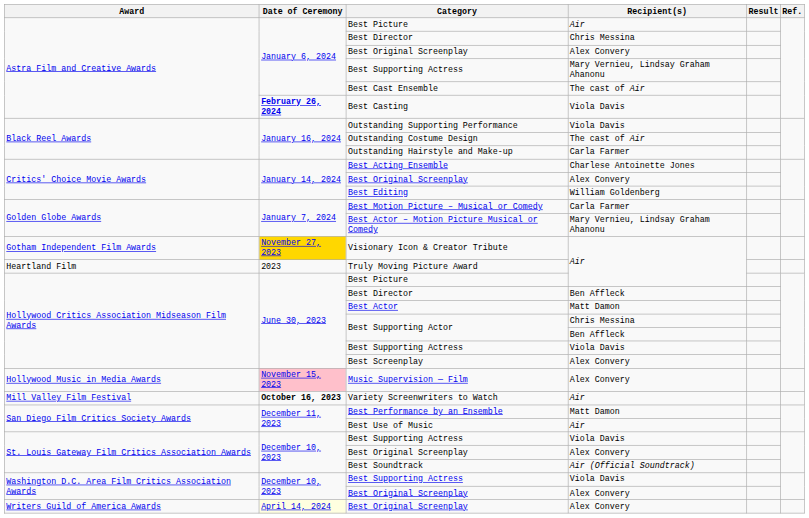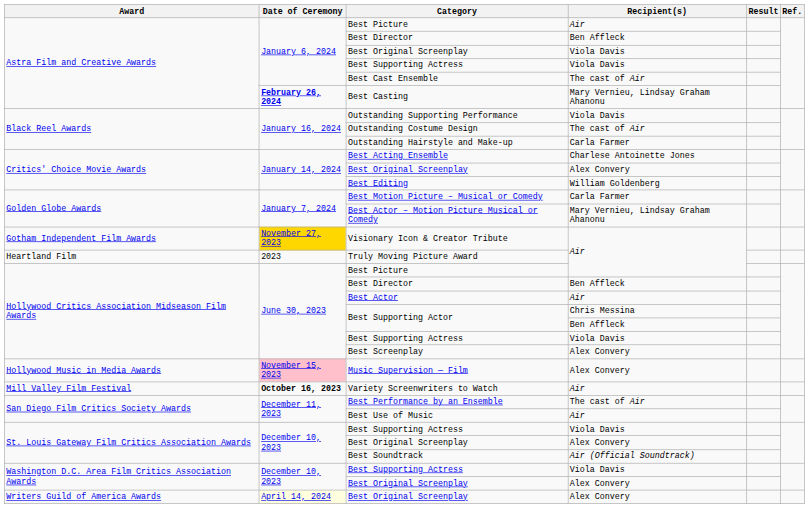(602, 38) Chris Messina -> (597, 38) Ben Affleck
(600, 52) Alex Convery -> (597, 52) Viola Davis
(640, 70) Mary Vernieu, Lindsay Graham Ahanonu -> (597, 65) Viola Davis
(597, 107) Viola Davis -> (640, 97) Mary Vernieu, Lindsay Graham Ahanonu
(595, 307) Matt Damon -> (577, 298) Air
(595, 412) Matt Damon -> (607, 402) The cast of Air
